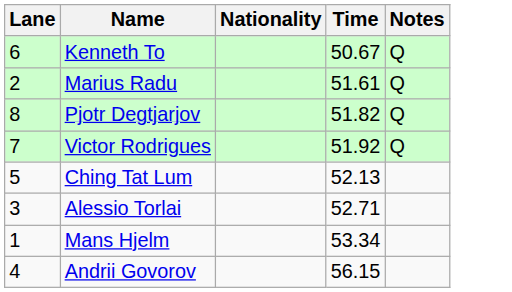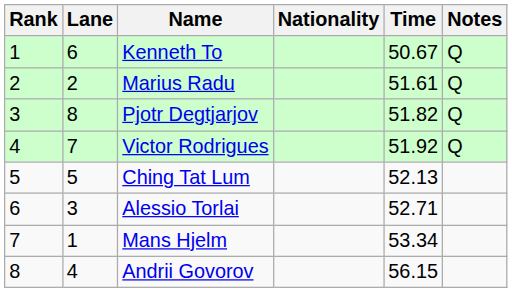+ column: (33, 20)
